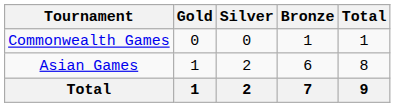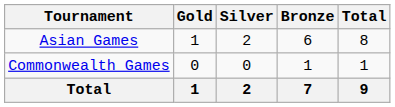rows swapped: (89, 65) <-> (89, 41)
